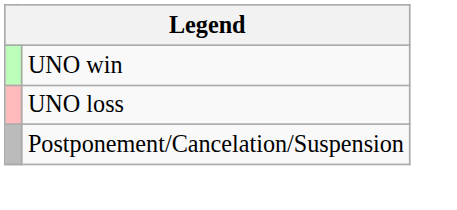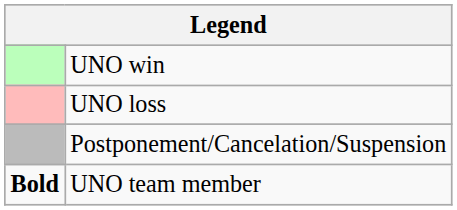+ row: (166, 184)
